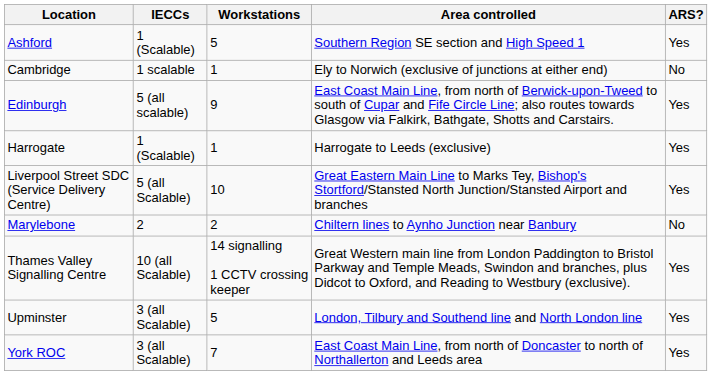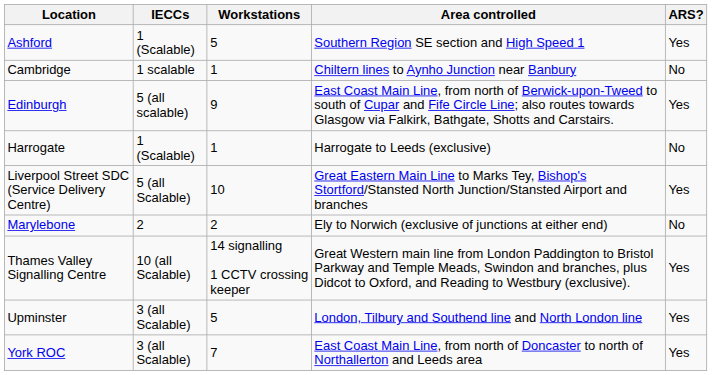(461, 70) Ely to Norwich (exclusive of junctions at either end) -> (445, 70) Chiltern lines to Aynho Junction near Banbury
(679, 148) Yes -> (677, 148) No
(445, 225) Chiltern lines to Aynho Junction near Banbury -> (461, 225) Ely to Norwich (exclusive of junctions at either end)
